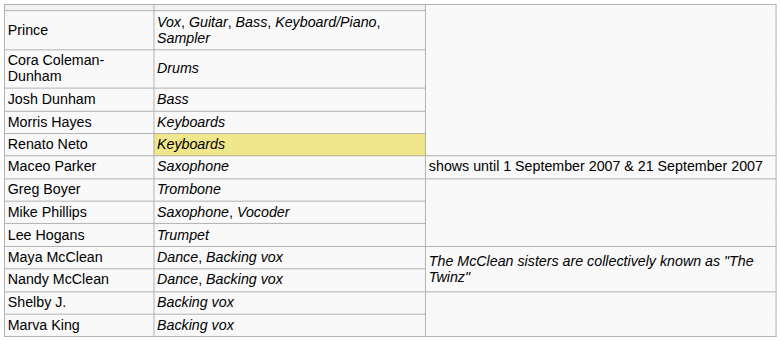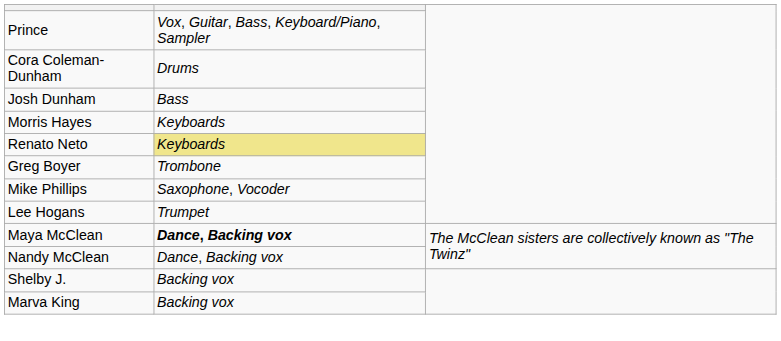- row: (52, 167)
(220, 257) normal -> (224, 235) bold
